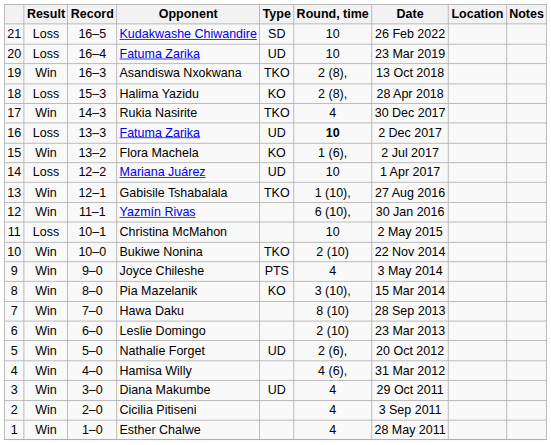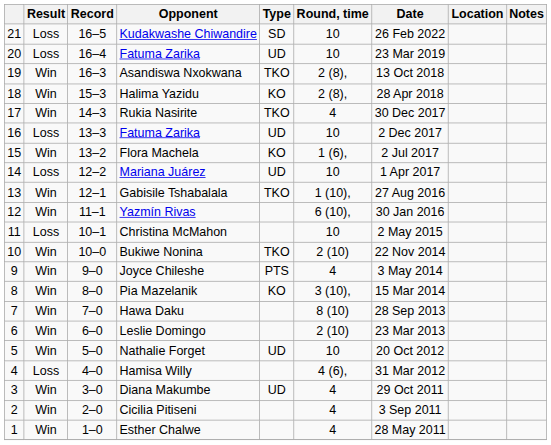(46, 93) Loss -> (46, 93) Win
(333, 133) bold -> (333, 133) normal
(333, 350) 2 (6), -> (333, 350) 10
(46, 370) Win -> (46, 370) Loss
